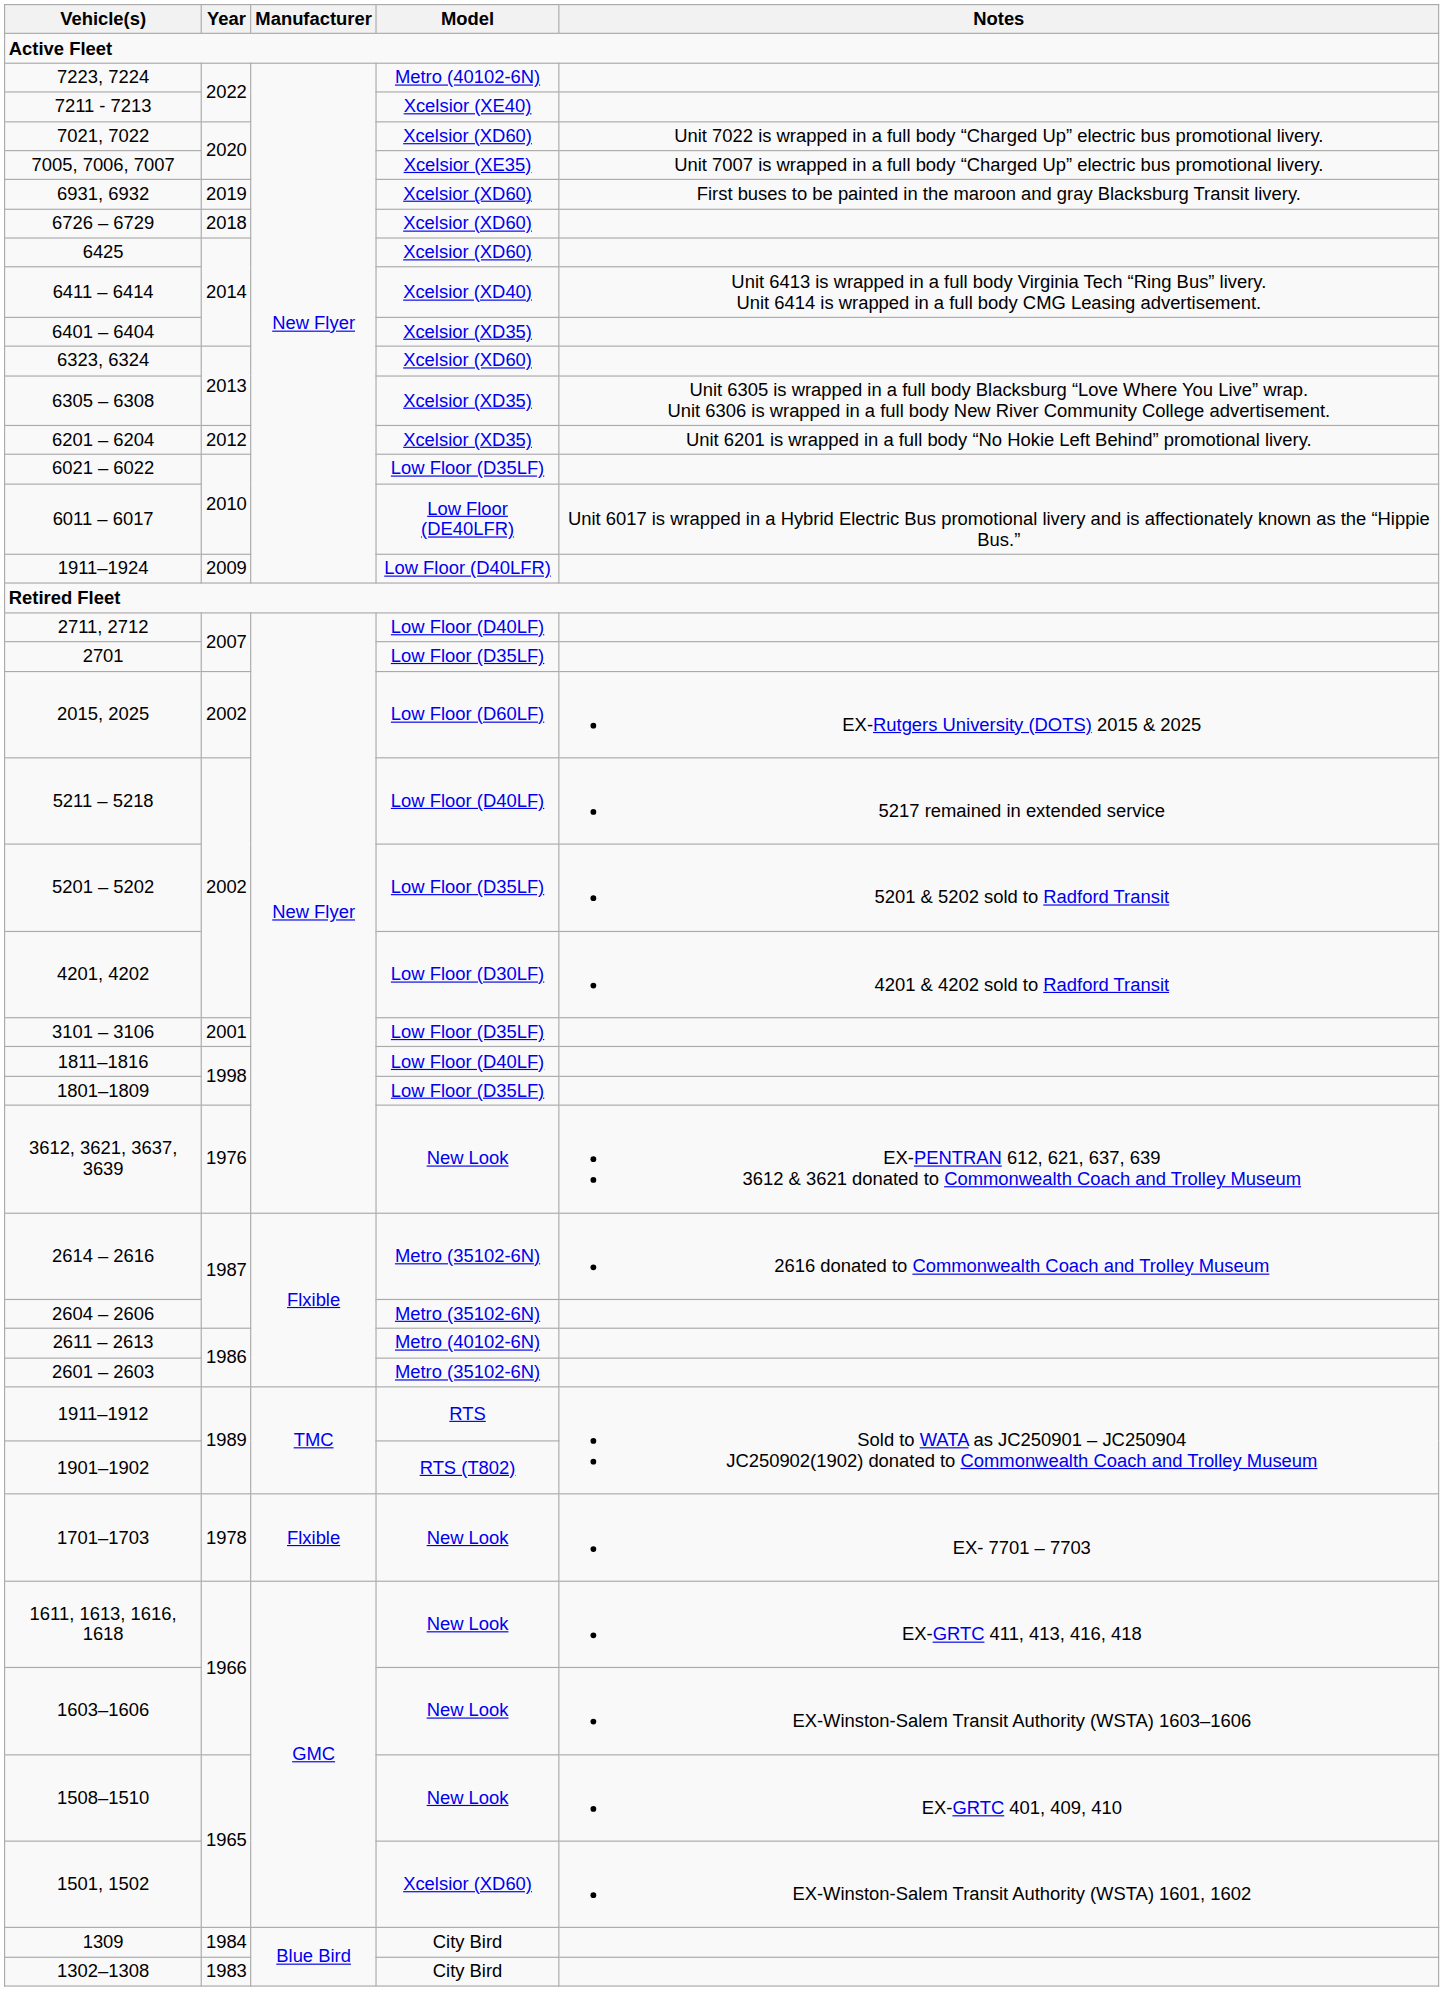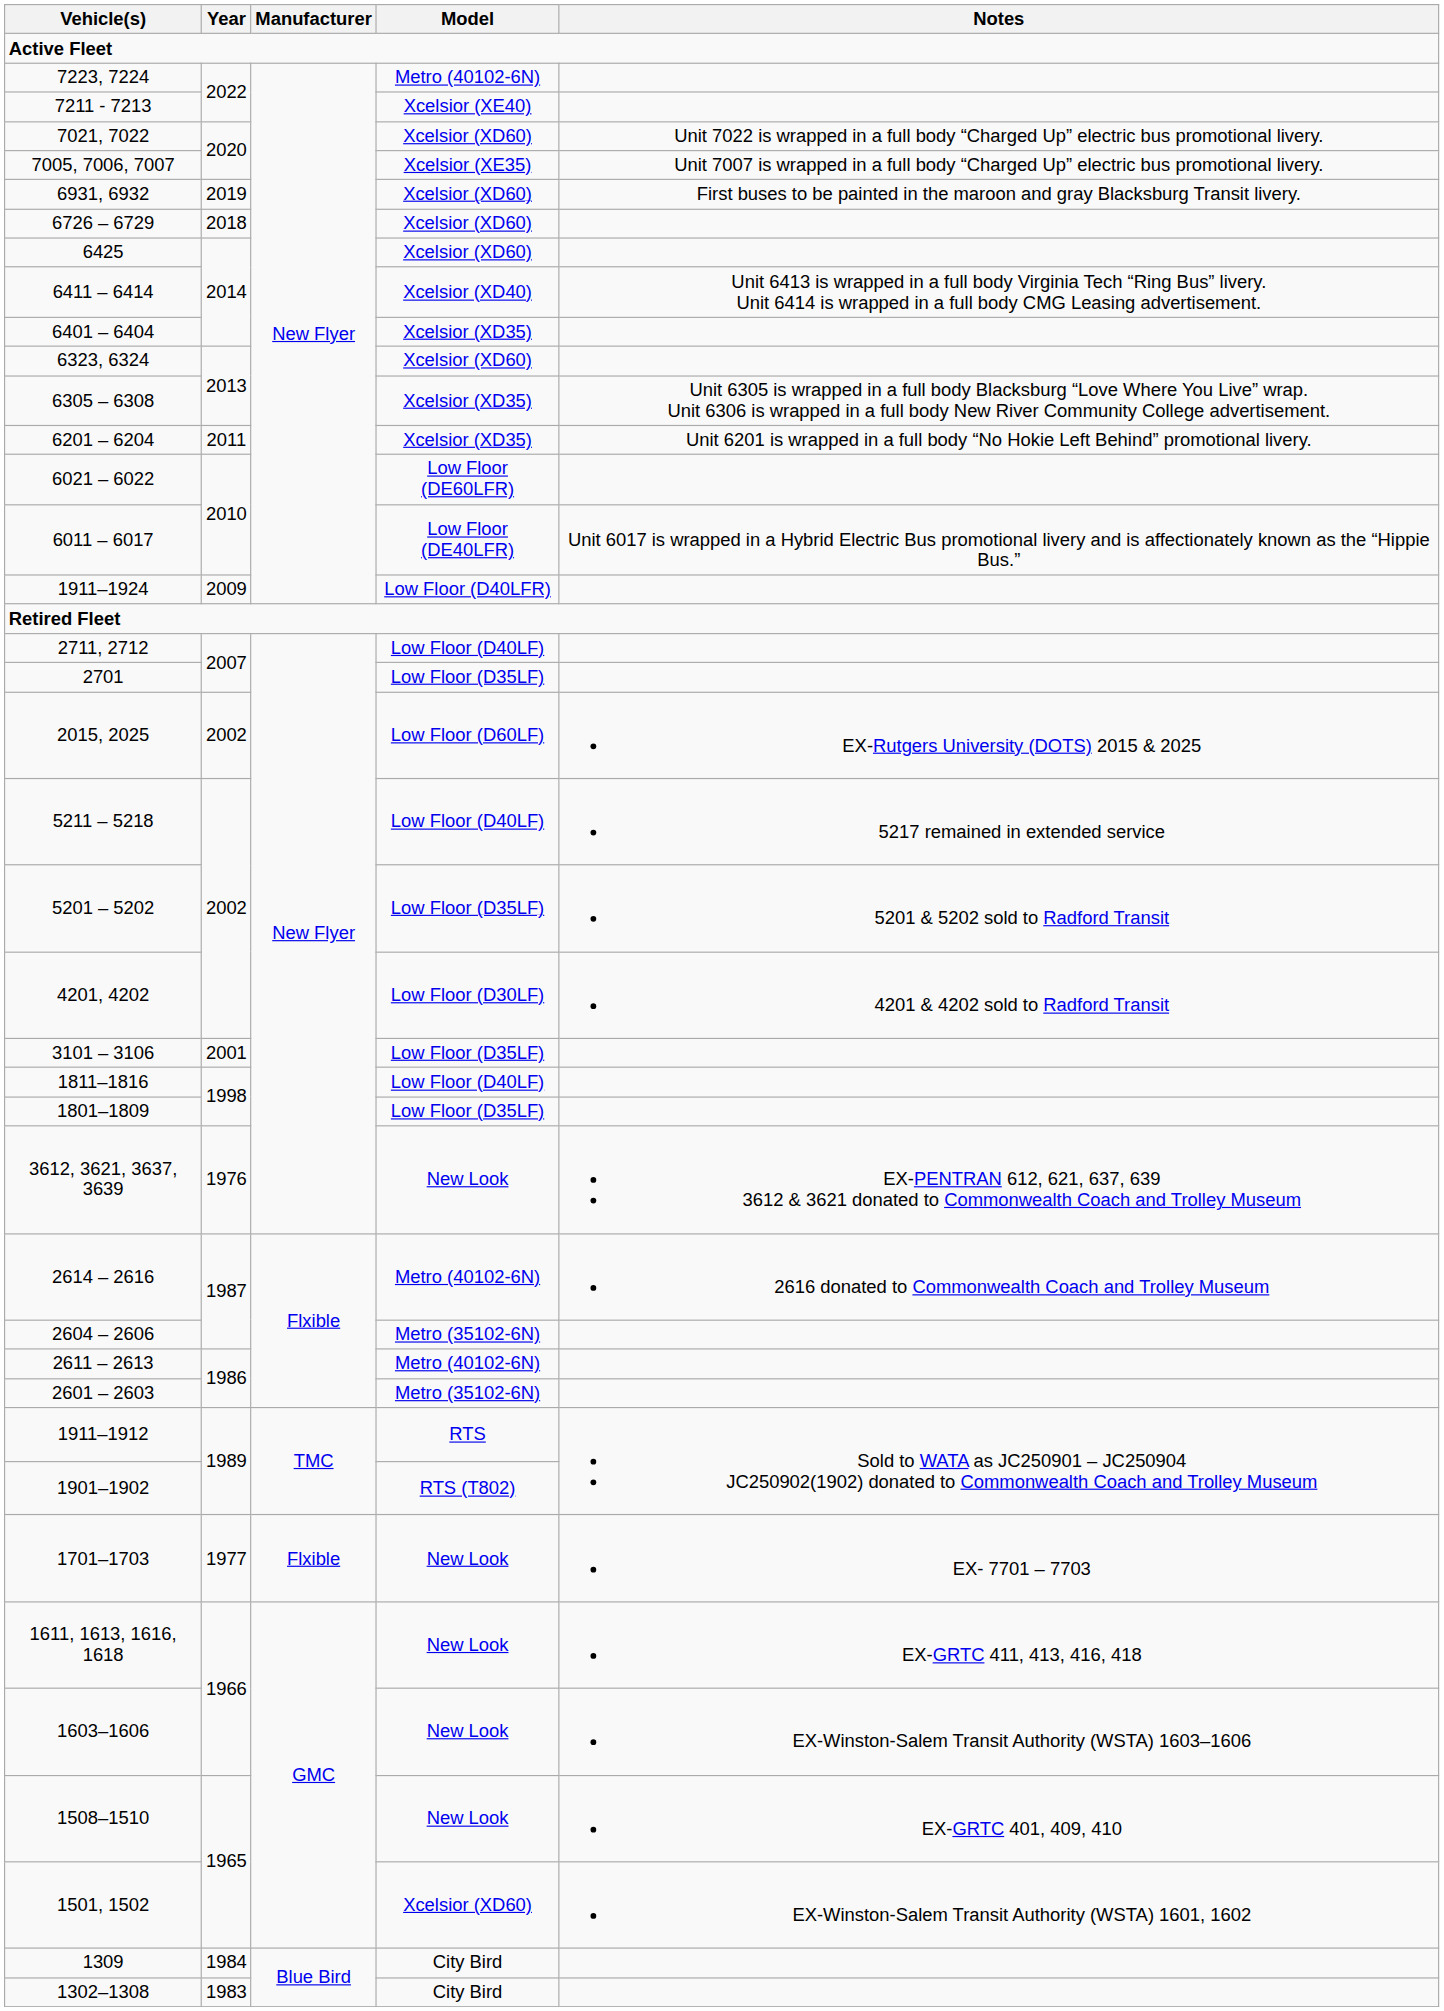(226, 439) 2012 -> (226, 439) 2011
(468, 469) Low Floor (D35LF) -> (468, 479) Low Floor (DE60LFR)
(468, 1255) Metro (35102-6N) -> (468, 1276) Metro (40102-6N)
(226, 1537) 1978 -> (226, 1558) 1977
